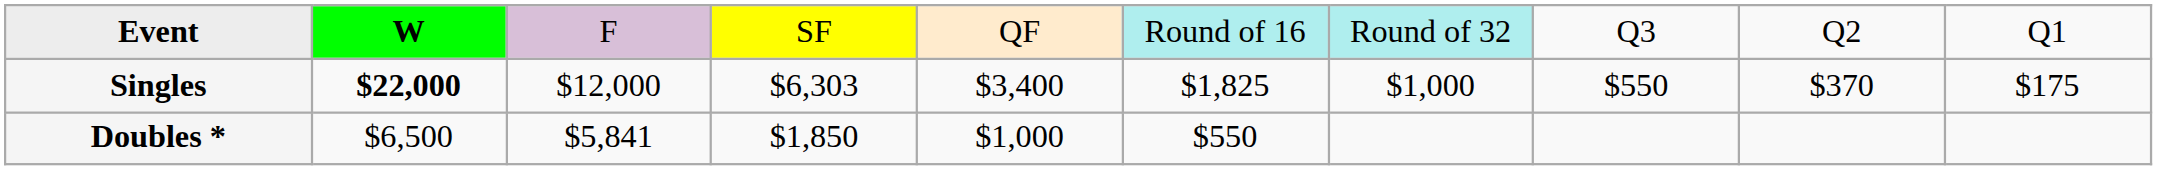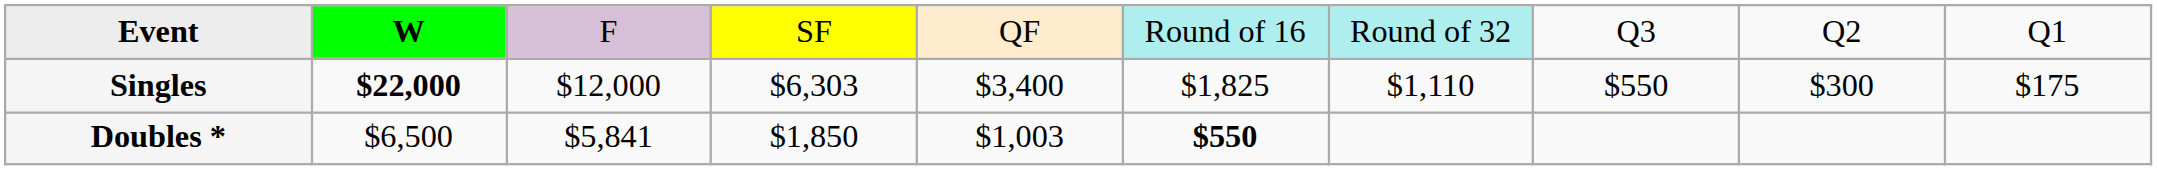(1431, 84) $1,000 -> (1431, 84) $1,110
(1842, 84) $370 -> (1842, 84) $300
(1020, 137) $1,000 -> (1020, 137) $1,003
(1225, 137) normal -> (1225, 137) bold
